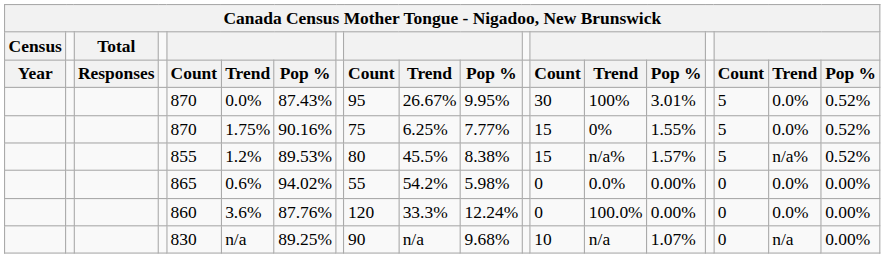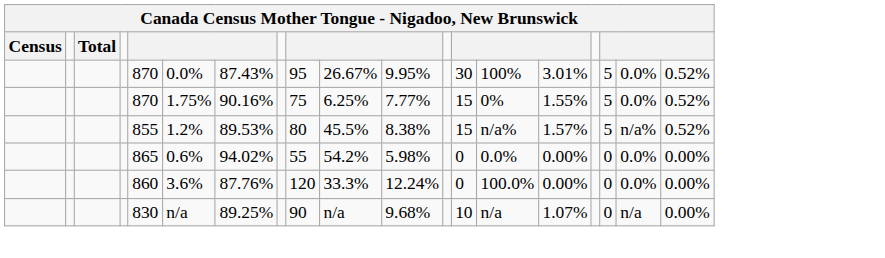- row: (35, 73)
